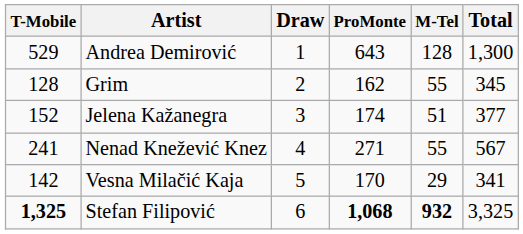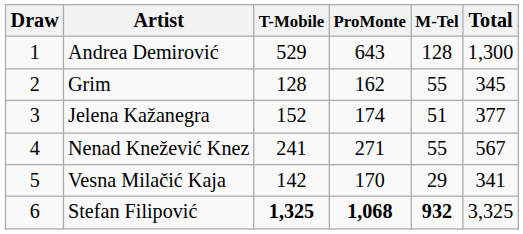columns swapped: (300, 20) <-> (43, 21)
